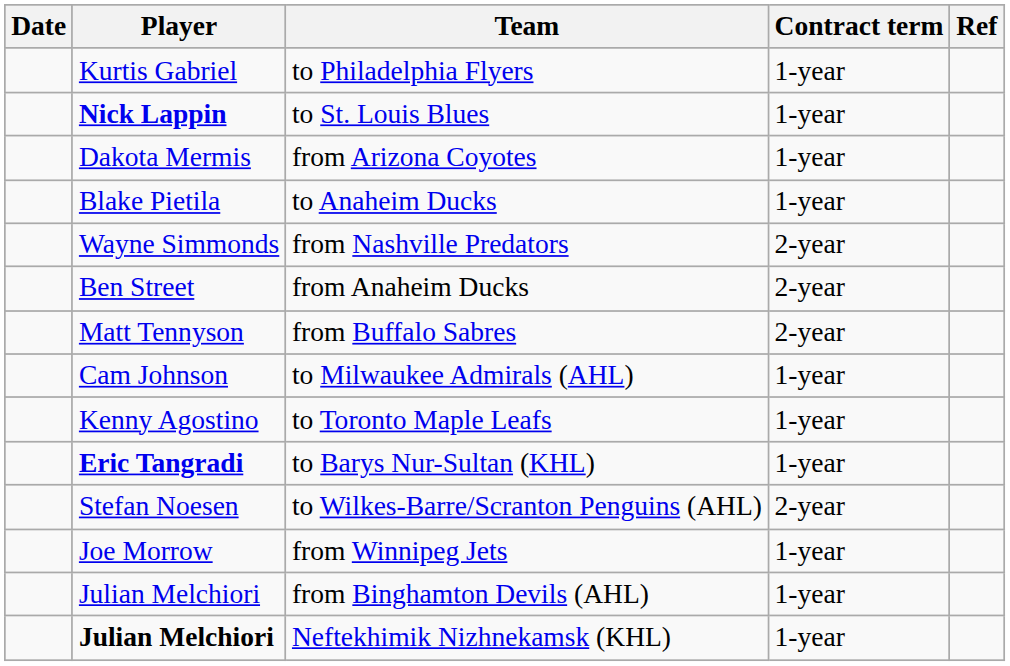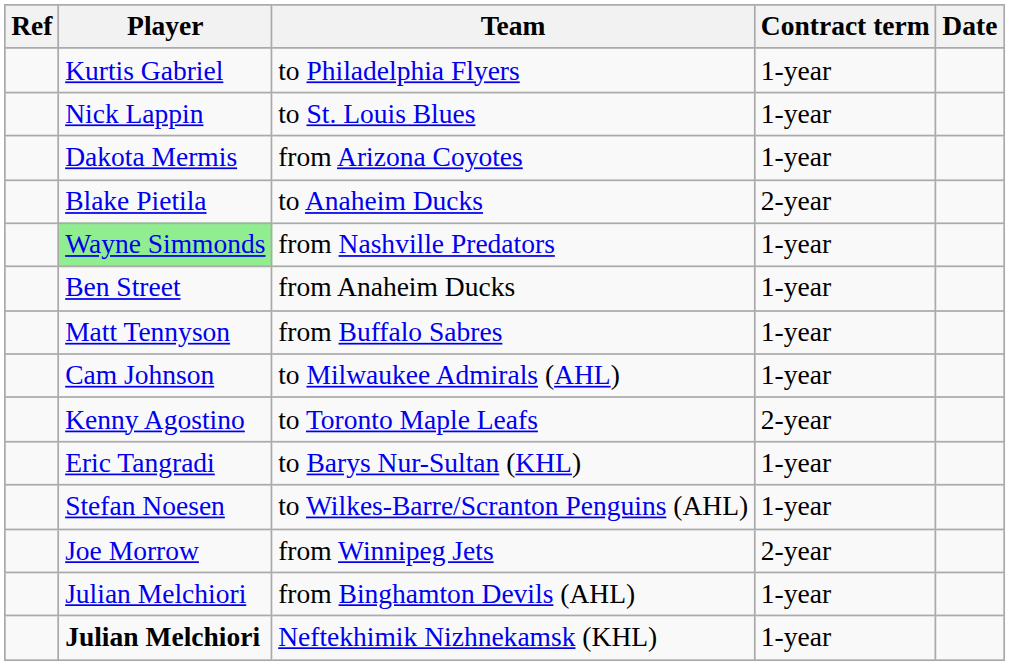columns swapped: (39, 26) <-> (977, 26)
(153, 113) bold -> (134, 113) normal
(810, 200) 1-year -> (796, 200) 2-year
(179, 244) no background -> (165, 244) lightgreen background
(810, 244) 2-year -> (796, 244) 1-year
(810, 288) 2-year -> (796, 288) 1-year
(810, 331) 2-year -> (796, 331) 1-year
(810, 419) 1-year -> (796, 419) 2-year
(161, 462) bold -> (140, 462) normal
(810, 506) 2-year -> (796, 506) 1-year
(810, 550) 1-year -> (796, 550) 2-year
